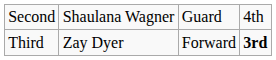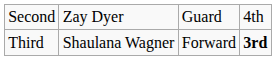(119, 17) Shaulana Wagner -> (93, 17) Zay Dyer
(93, 42) Zay Dyer -> (119, 42) Shaulana Wagner
